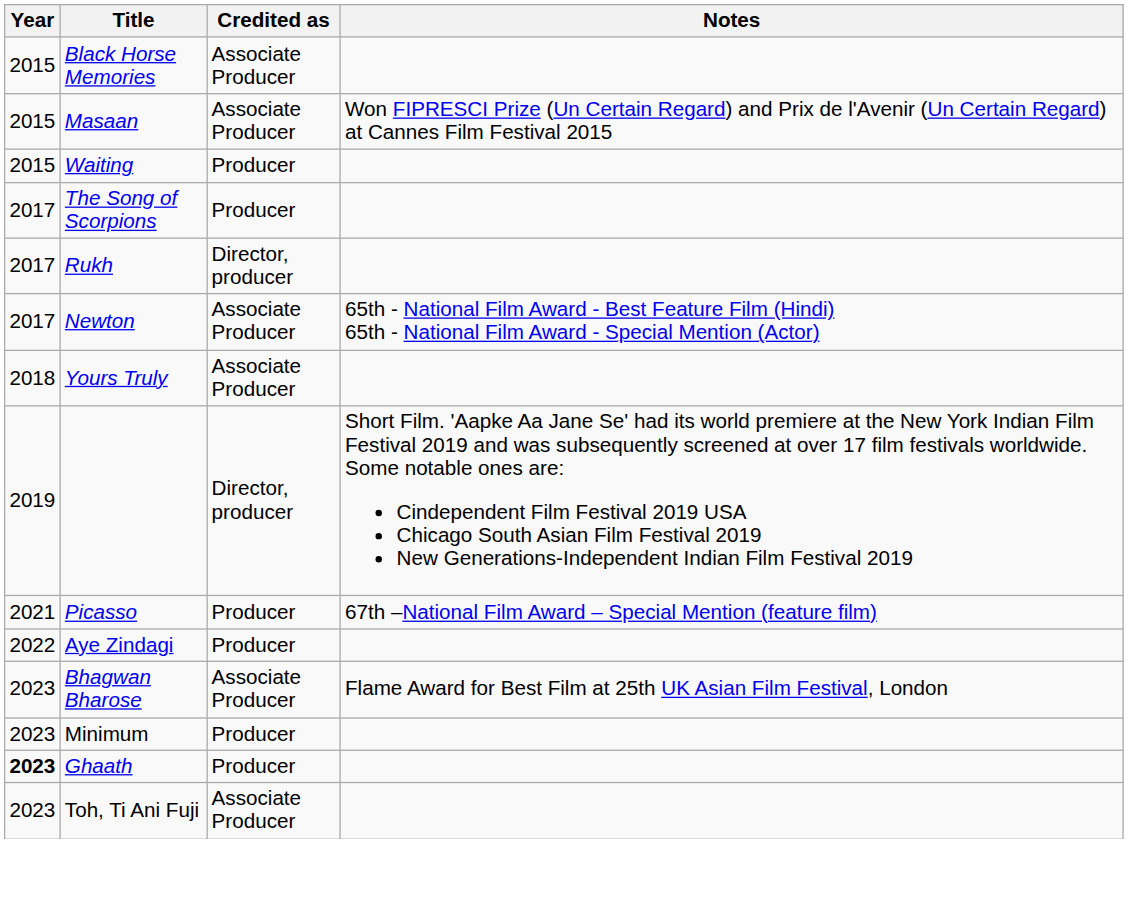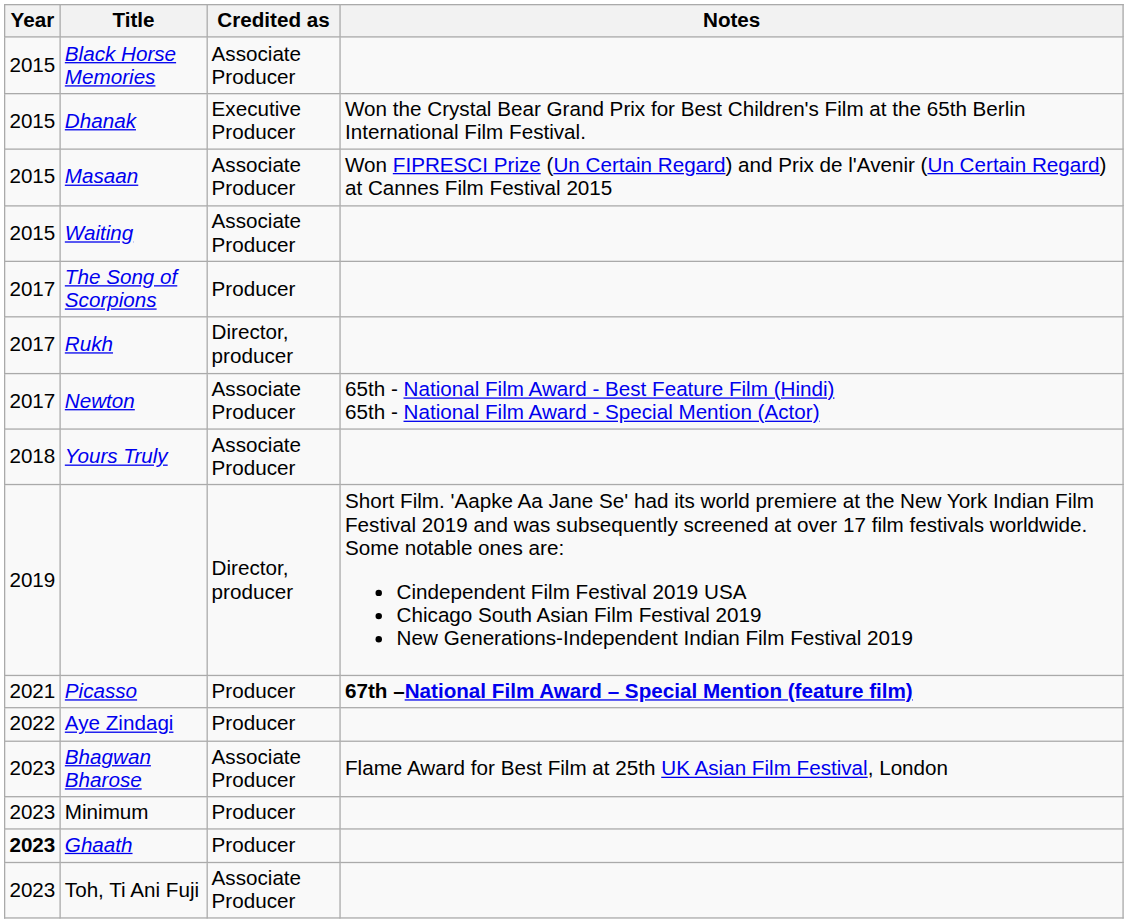+ row: (100, 121)
(253, 165) Producer -> (256, 233) Associate Producer
(611, 612) normal -> (629, 691) bold
